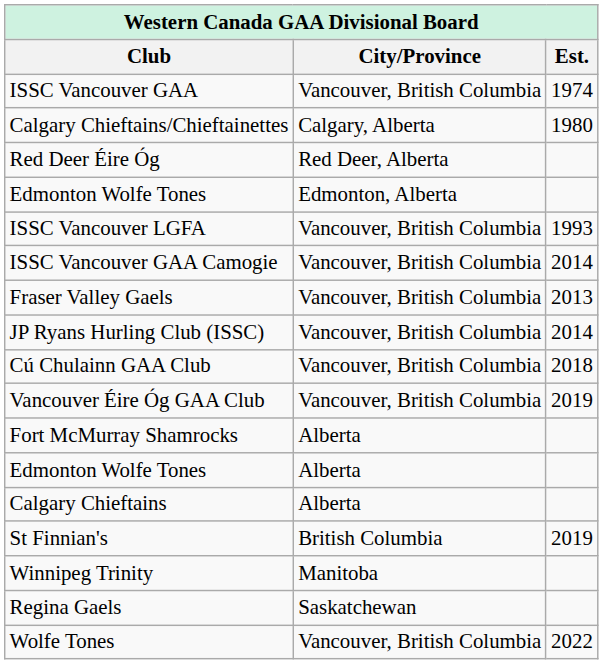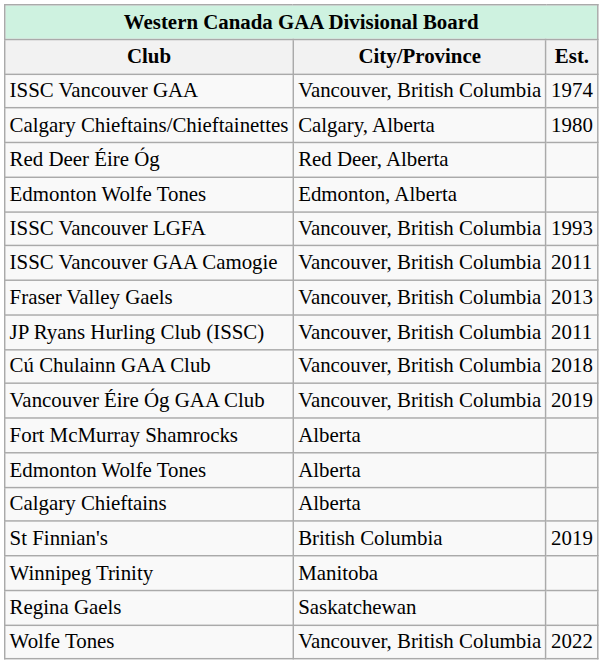(572, 263) 2014 -> (572, 263) 2011
(572, 332) 2014 -> (572, 332) 2011
